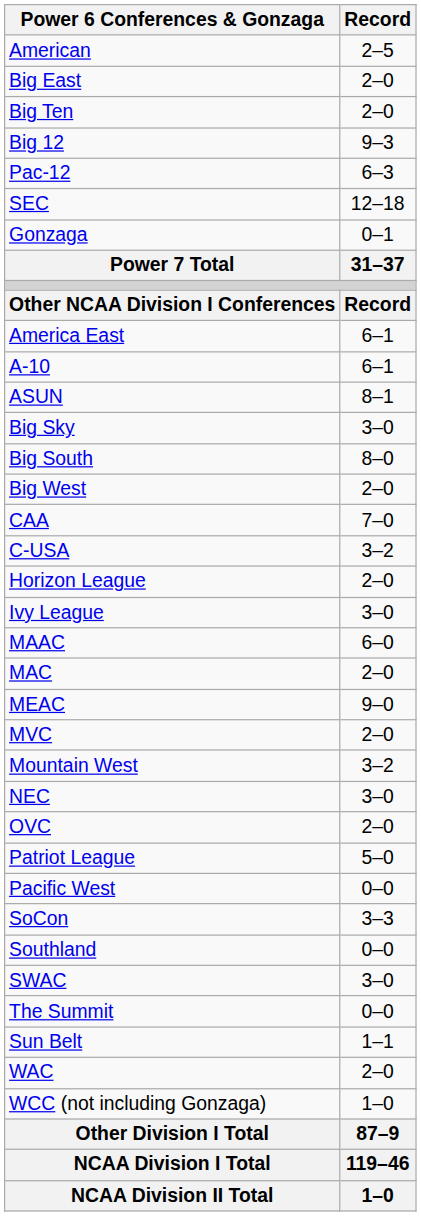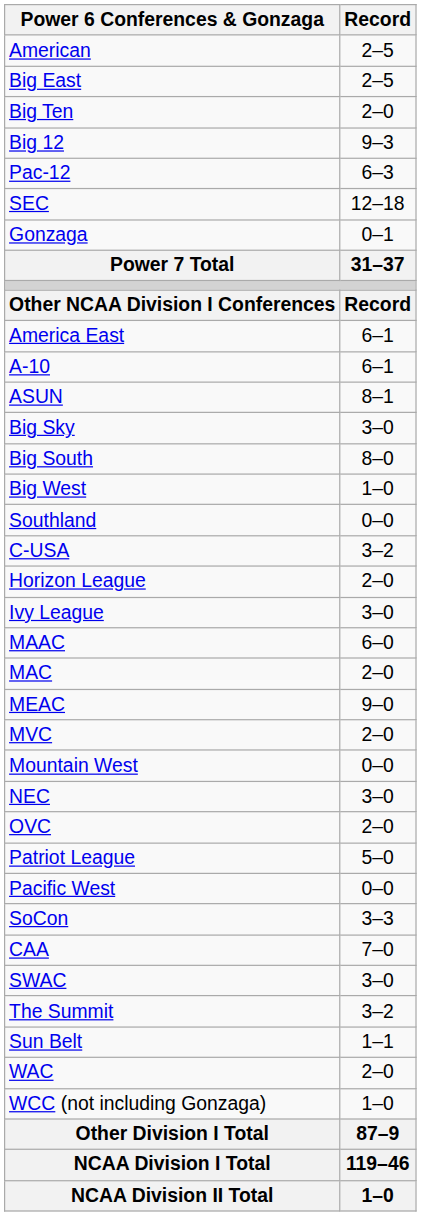(378, 81) 2–0 -> (378, 81) 2–5
(378, 489) 2–0 -> (378, 489) 1–0
rows swapped: (29, 520) <-> (53, 949)
(378, 765) 3–2 -> (378, 765) 0–0
(378, 1011) 0–0 -> (378, 1011) 3–2
